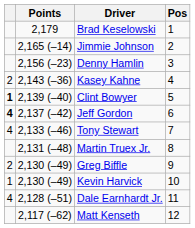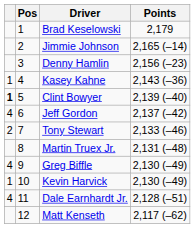columns swapped: (177, 13) <-> (45, 13)
(10, 80) 2 -> (10, 80) 1
(10, 114) bold -> (10, 114) normal
(10, 131) 4 -> (10, 131) 2
(10, 165) 2 -> (10, 165) 4
